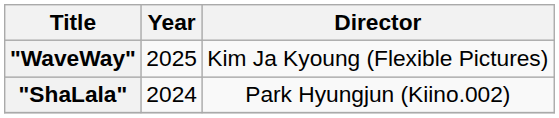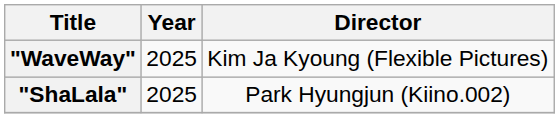(172, 94) 2024 -> (172, 94) 2025
